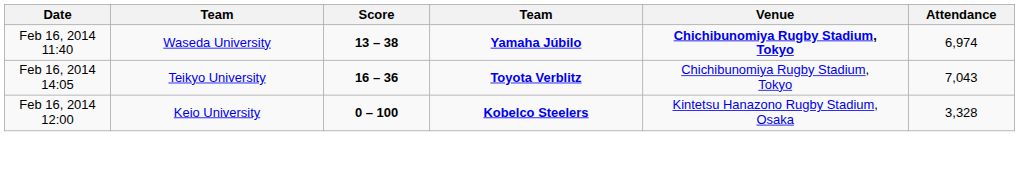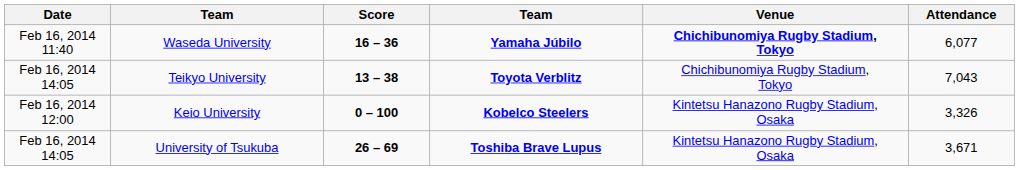(377, 42) 13 – 38 -> (377, 42) 16 – 36
(961, 42) 6,974 -> (961, 42) 6,077
(377, 77) 16 – 36 -> (377, 77) 13 – 38
(961, 112) 3,328 -> (961, 112) 3,326
+ row: (217, 148)
